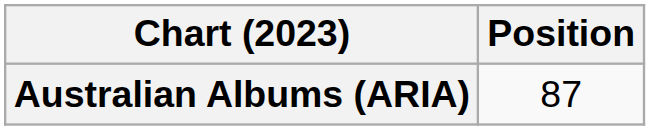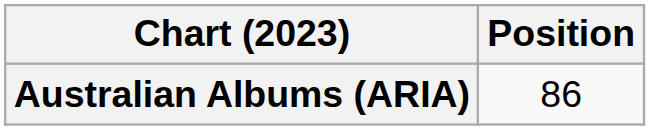(561, 93) 87 -> (561, 93) 86
